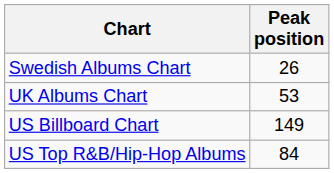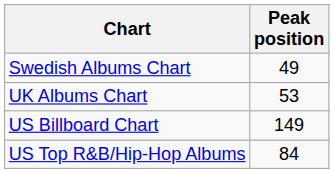(289, 67) 26 -> (289, 67) 49
